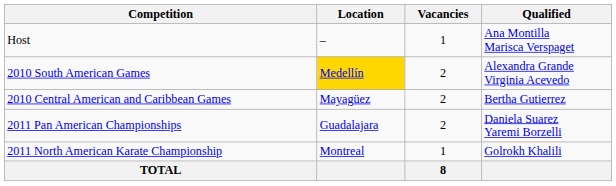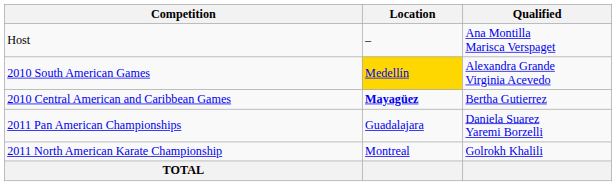- column: (443, 14)
(345, 99) normal -> (392, 99) bold
